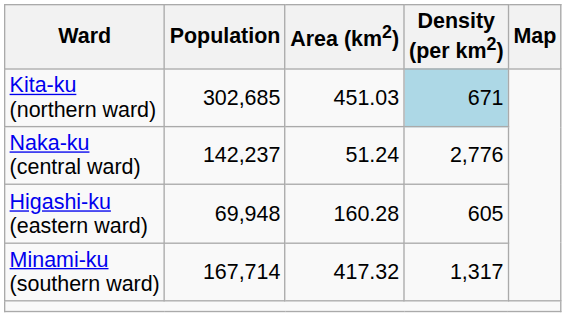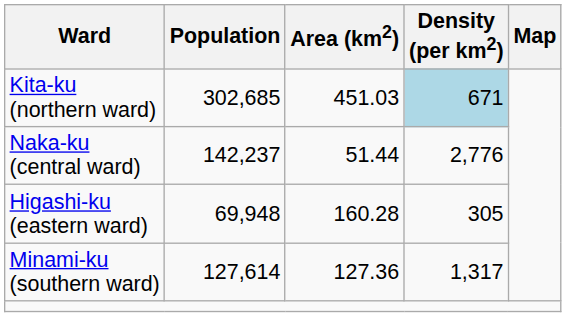(372, 155) 51.24 -> (372, 155) 51.44
(486, 213) 605 -> (486, 213) 305
(242, 271) 167,714 -> (242, 271) 127,614
(366, 271) 417.32 -> (366, 271) 127.36
